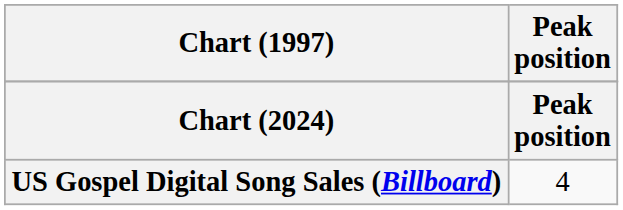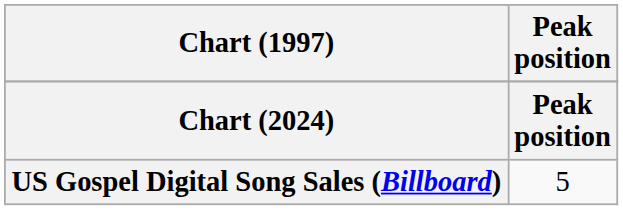(563, 181) 4 -> (563, 181) 5
